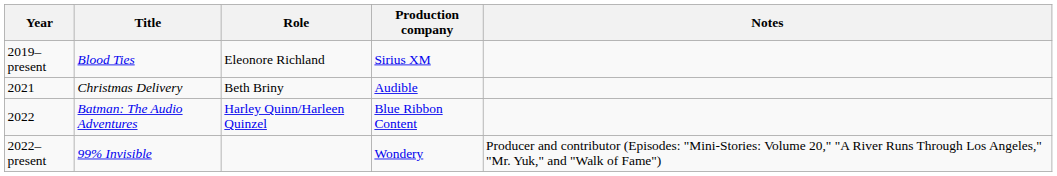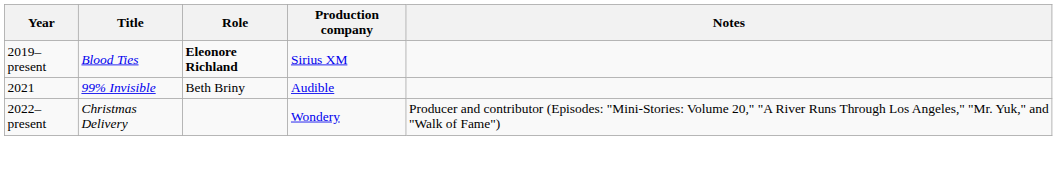(275, 59) normal -> (212, 59) bold
(130, 88) Christmas Delivery -> (119, 88) 99% Invisible
- row: (21, 116)
(115, 153) 99% Invisible -> (109, 116) Christmas Delivery
